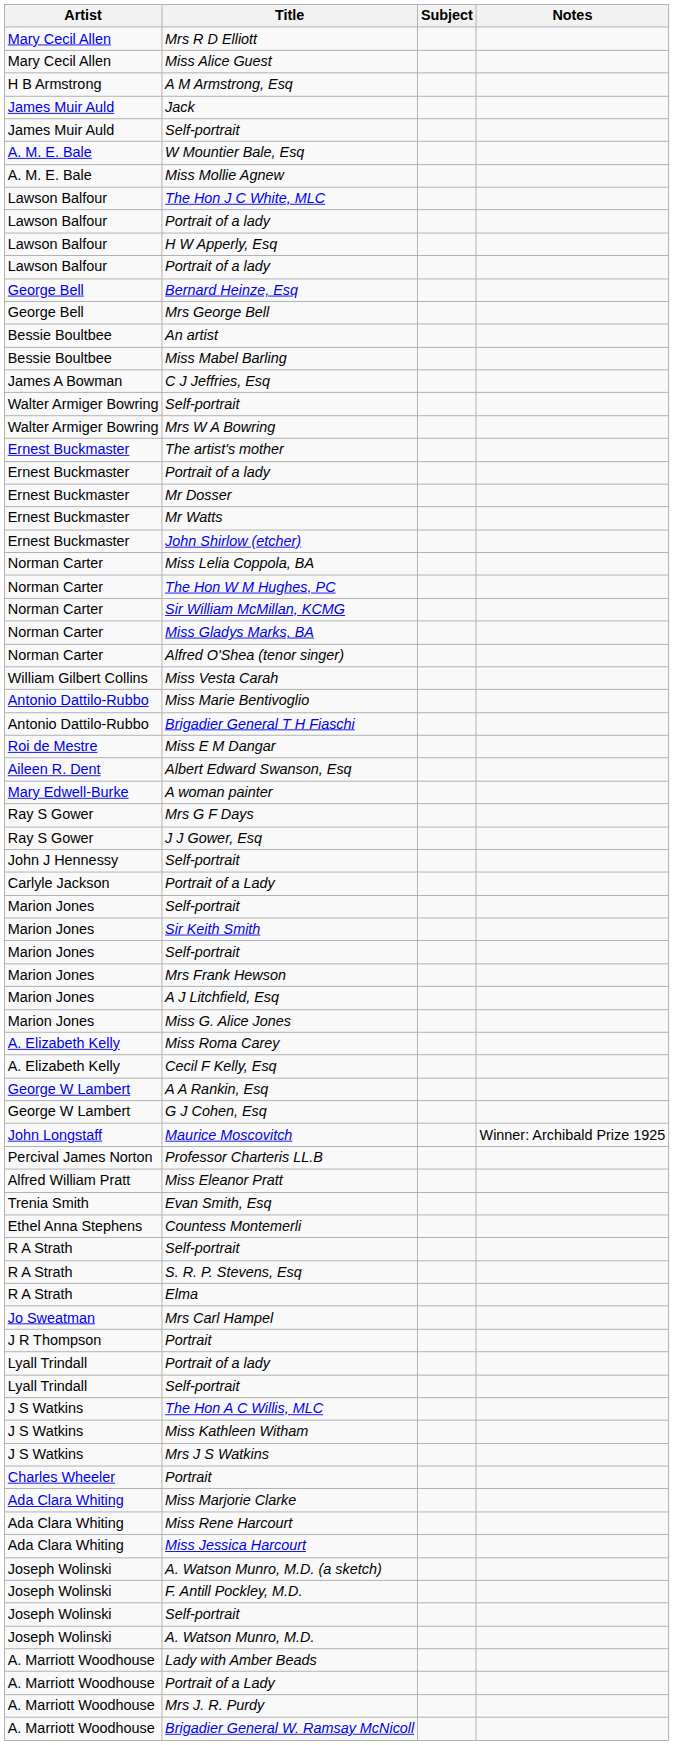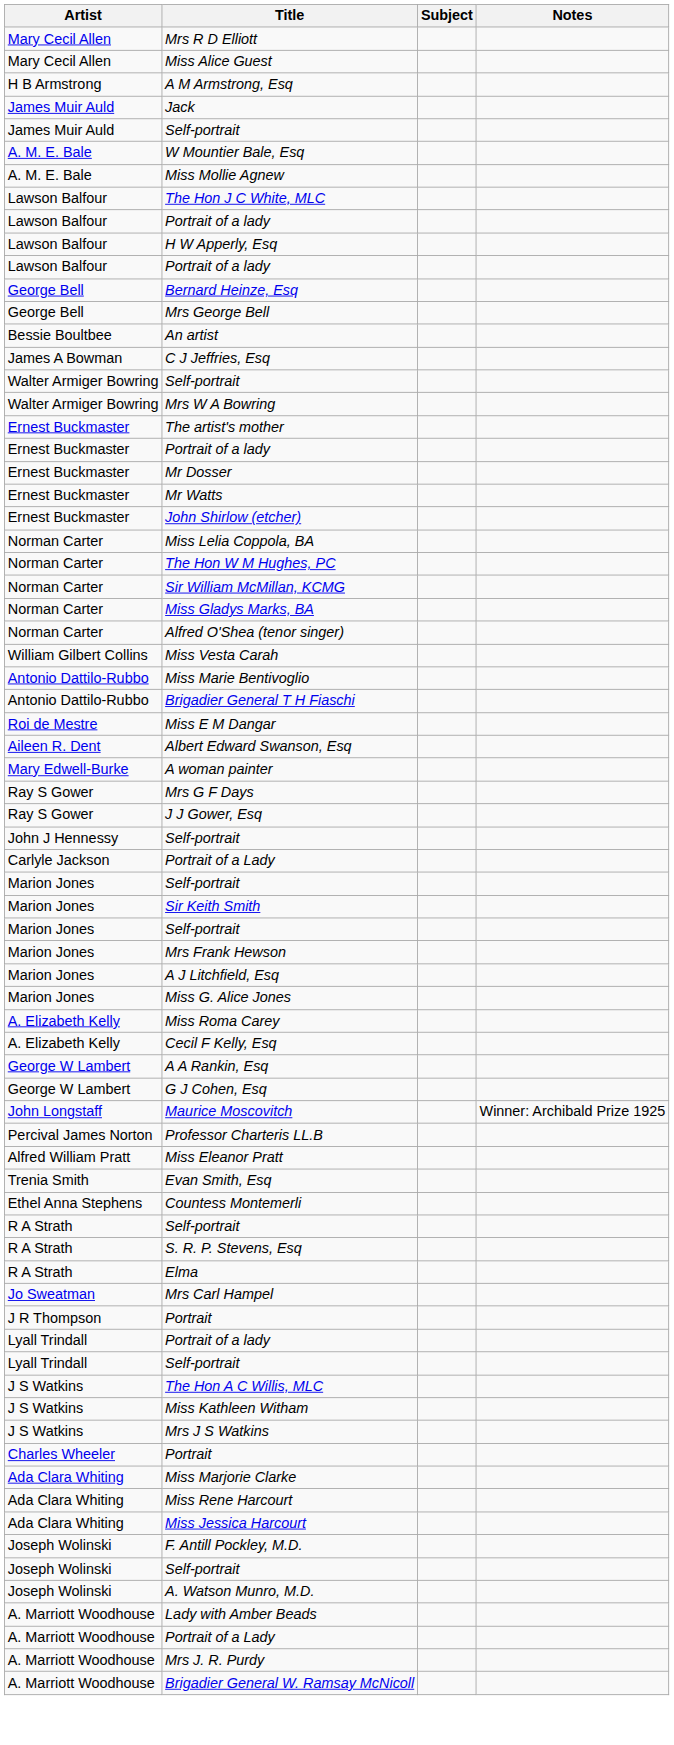- row: (60, 358)
- row: (60, 1568)
